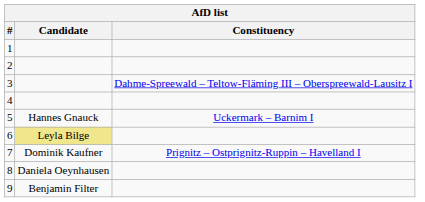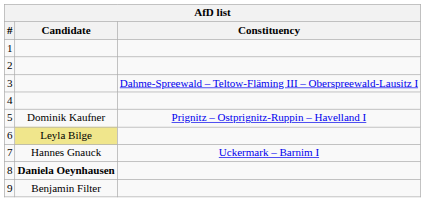(63, 118) Hannes Gnauck -> (66, 118) Dominik Kaufner
(263, 118) Uckermark – Barnim I -> (269, 118) Prignitz – Ostprignitz-Ruppin – Havelland I
(63, 153) Dominik Kaufner -> (66, 153) Hannes Gnauck
(263, 153) Prignitz – Ostprignitz-Ruppin – Havelland I -> (269, 153) Uckermark – Barnim I
(63, 170) normal -> (66, 170) bold
